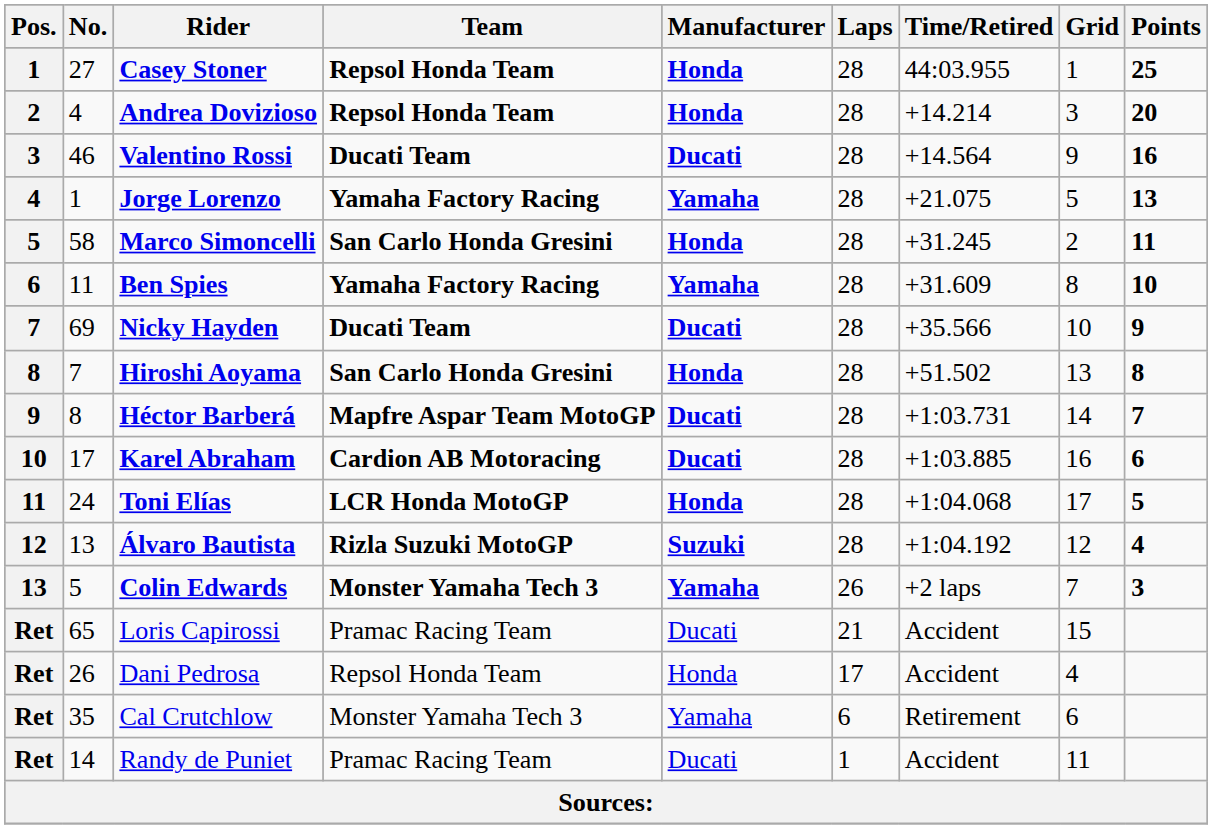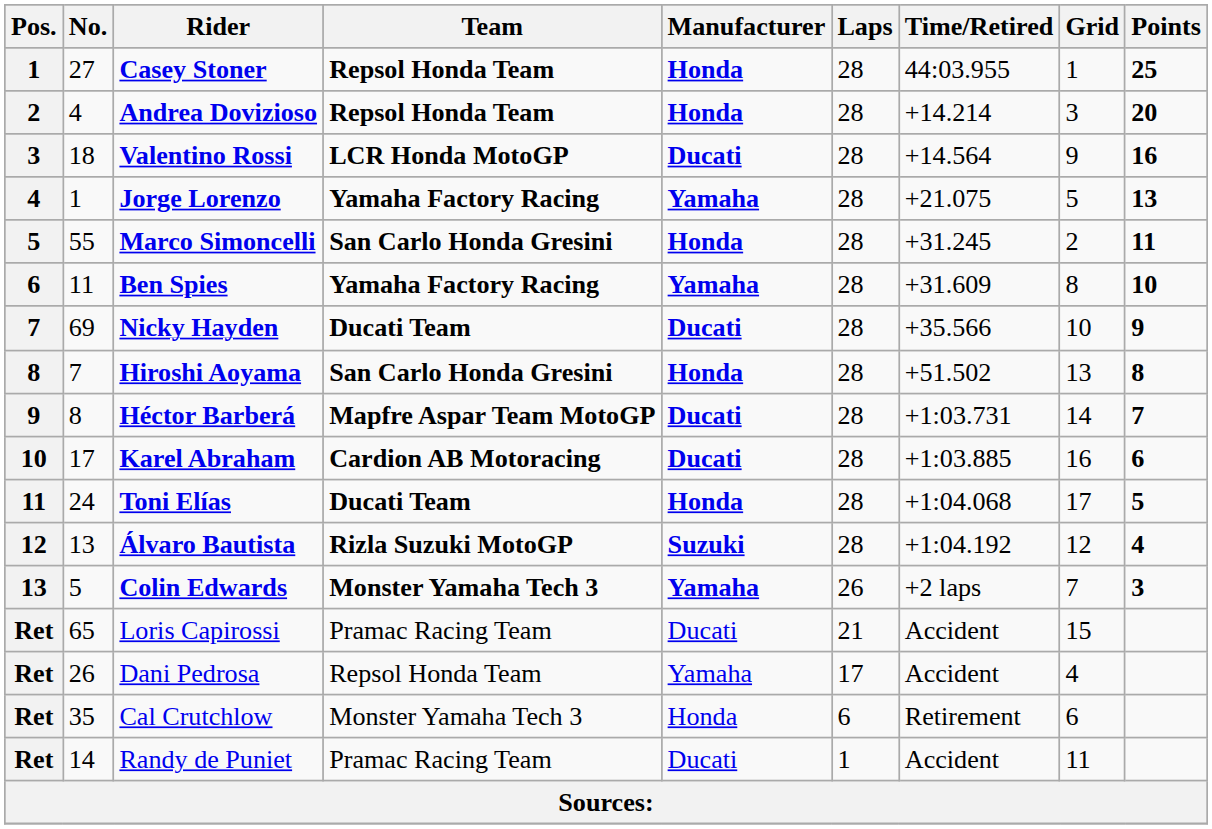(82, 155) 46 -> (82, 155) 18
(400, 155) Ducati Team -> (449, 155) LCR Honda MotoGP
(82, 241) 58 -> (82, 241) 55
(449, 500) LCR Honda MotoGP -> (400, 500) Ducati Team
(702, 672) Honda -> (710, 672) Yamaha
(710, 715) Yamaha -> (702, 715) Honda
